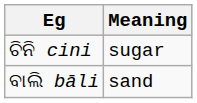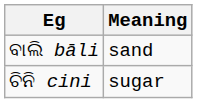rows swapped: (51, 51) <-> (54, 82)
